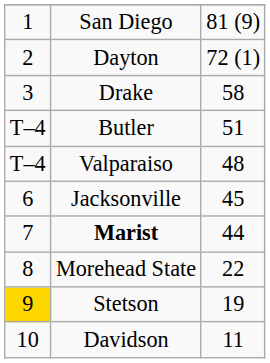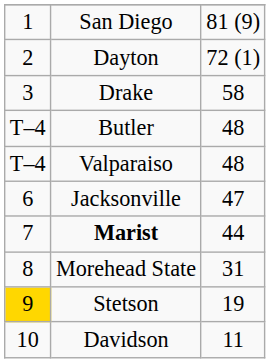(233, 127) 51 -> (233, 127) 48
(233, 198) 45 -> (233, 198) 47
(233, 269) 22 -> (233, 269) 31
